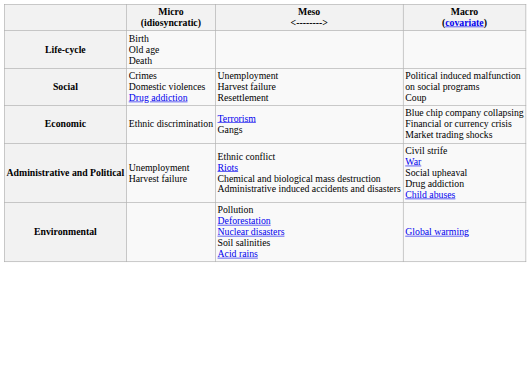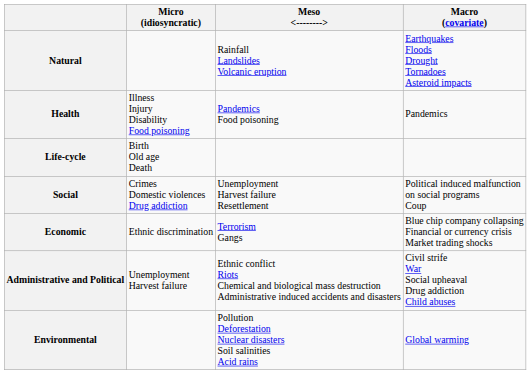+ row: (65, 60)
+ row: (65, 114)
